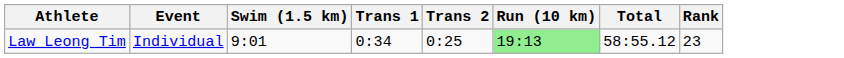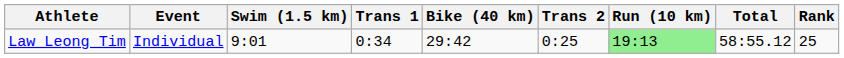+ column: (480, 17)
(692, 41) 23 -> (808, 41) 25
